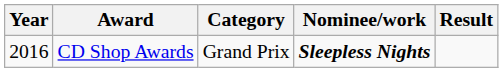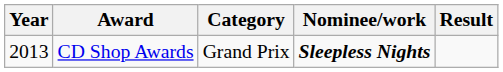(29, 51) 2016 -> (29, 51) 2013
